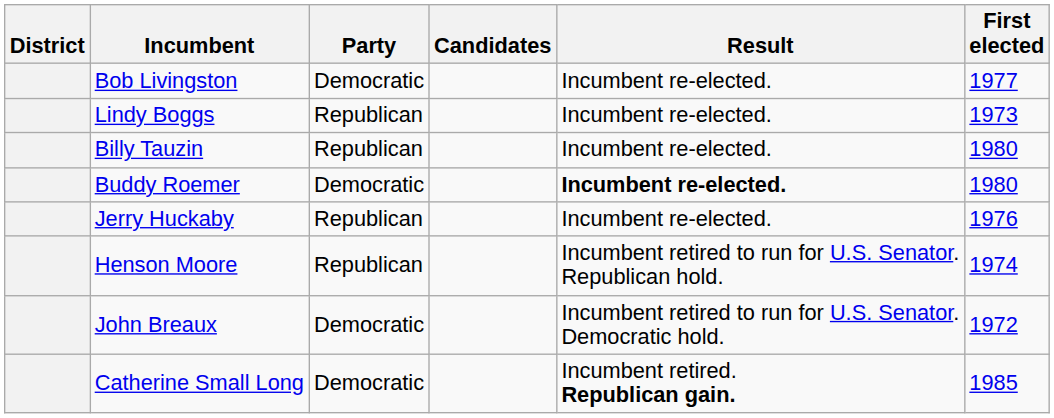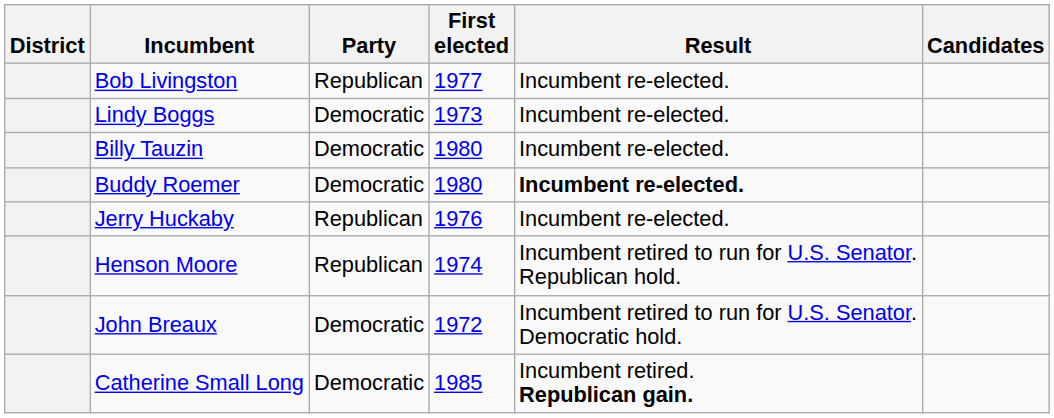columns swapped: (1007, 33) <-> (493, 46)
(369, 80) Democratic -> (368, 80) Republican
(368, 115) Republican -> (369, 115) Democratic
(368, 149) Republican -> (369, 149) Democratic
